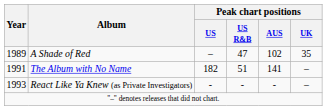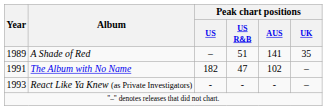(242, 54) 47 -> (242, 54) 51
(274, 54) 102 -> (274, 54) 141
(242, 69) 51 -> (242, 69) 47
(274, 69) 141 -> (274, 69) 102
